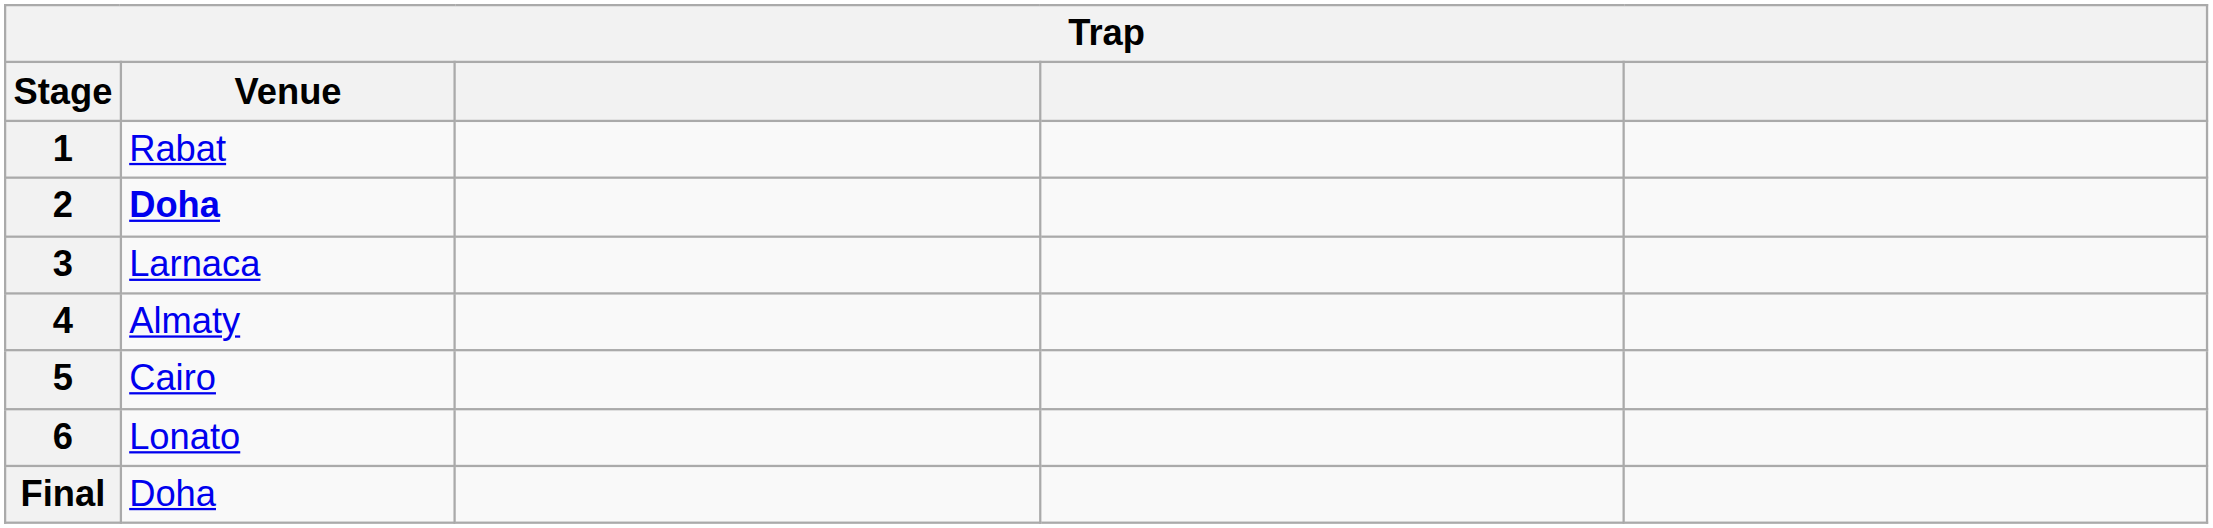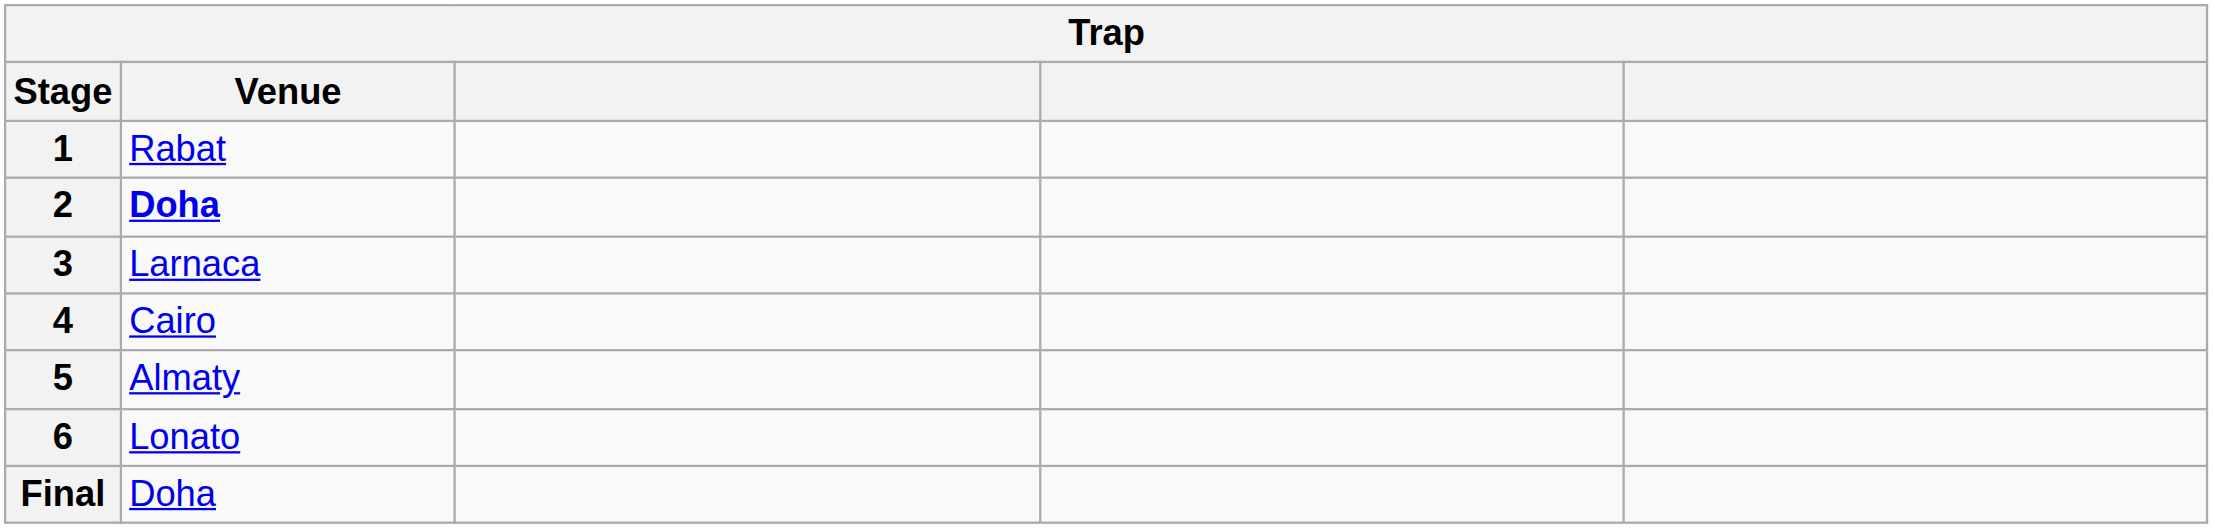(185, 321) Almaty -> (173, 321) Cairo
(173, 378) Cairo -> (185, 378) Almaty
